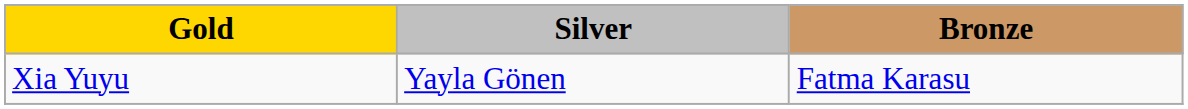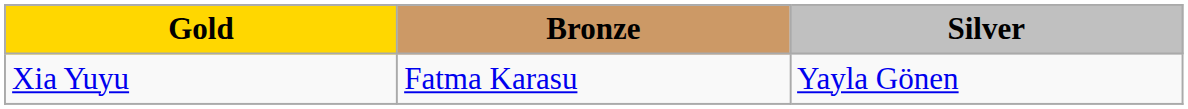columns swapped: (593, 29) <-> (986, 29)
